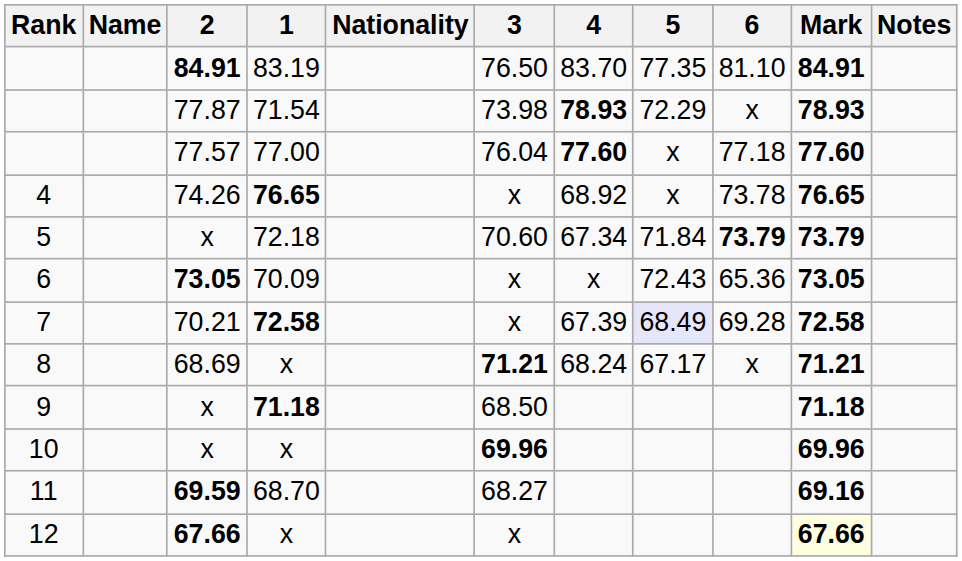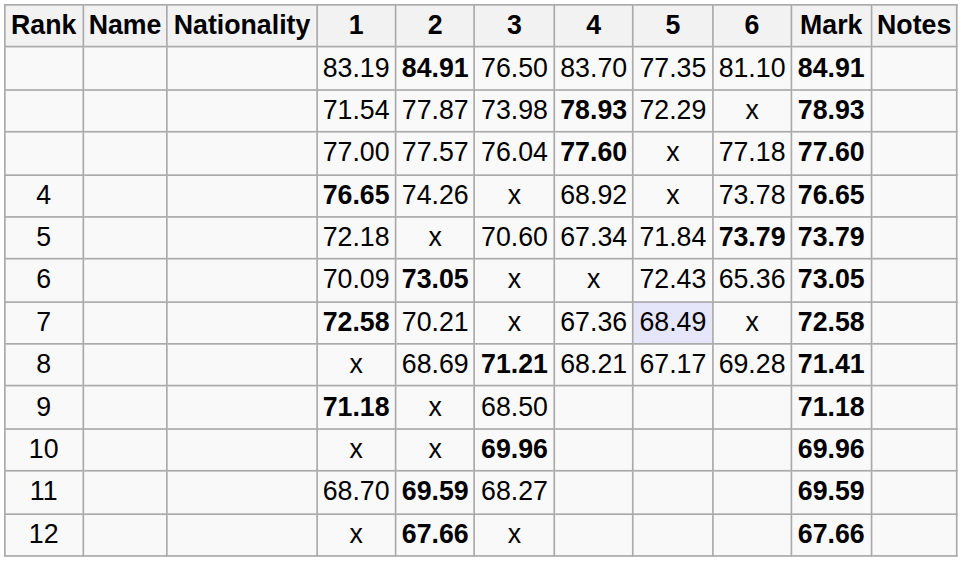columns swapped: (400, 25) <-> (207, 25)
(594, 322) 67.39 -> (594, 322) 67.36
(752, 322) 69.28 -> (752, 322) x
(594, 364) 68.24 -> (594, 364) 68.21
(752, 364) x -> (752, 364) 69.28
(831, 364) 71.21 -> (831, 364) 71.41
(831, 491) 69.16 -> (831, 491) 69.59
(831, 534) lightyellow background -> (831, 534) no background
